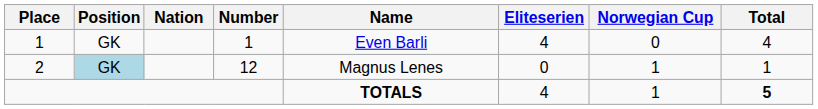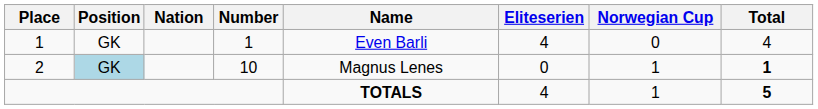(249, 67) 12 -> (249, 67) 10
(767, 67) normal -> (767, 67) bold
